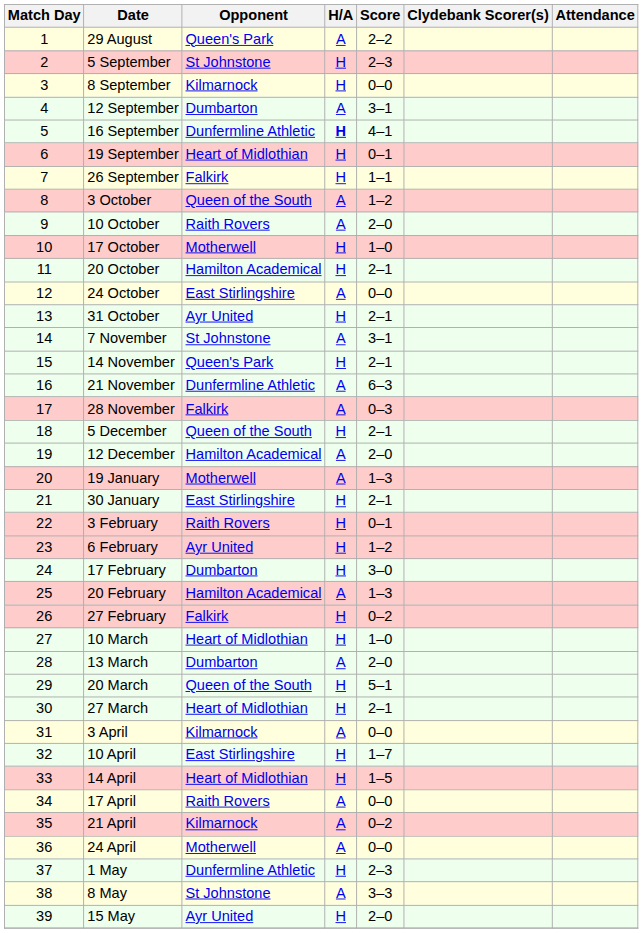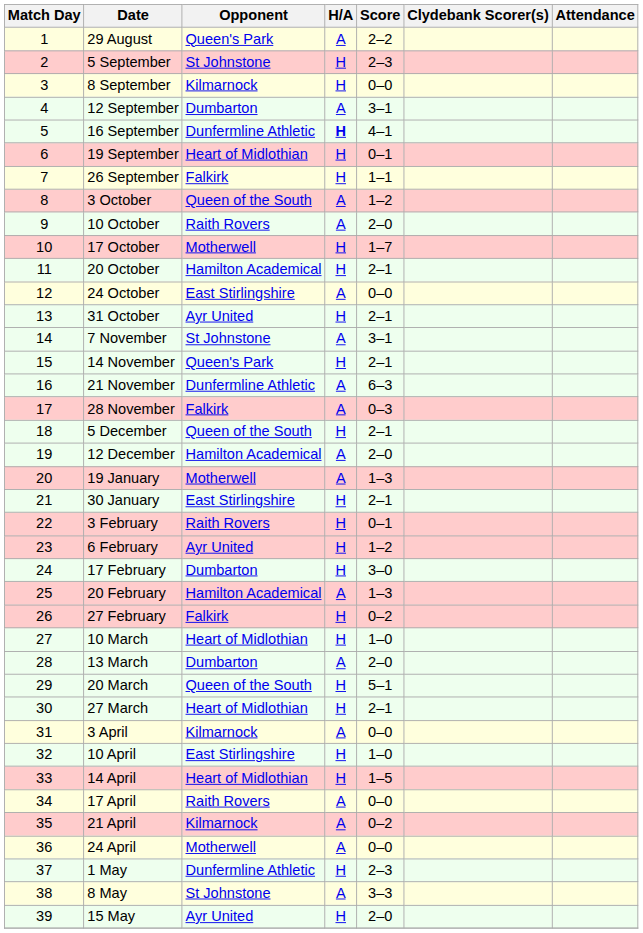(380, 246) 1–0 -> (380, 246) 1–7
(380, 754) 1–7 -> (380, 754) 1–0
